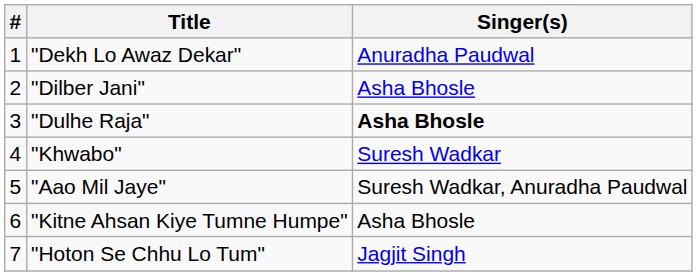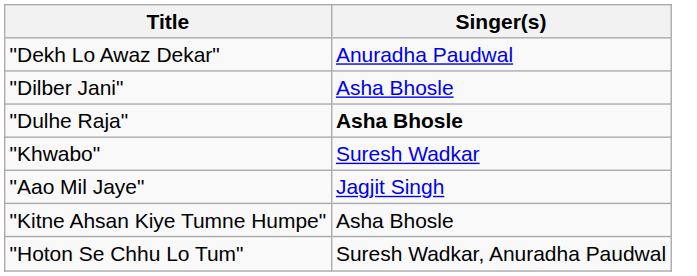- column: (15, 21)
(522, 188) Suresh Wadkar, Anuradha Paudwal -> (390, 188) Jagjit Singh
(412, 254) Jagjit Singh -> (501, 254) Suresh Wadkar, Anuradha Paudwal
